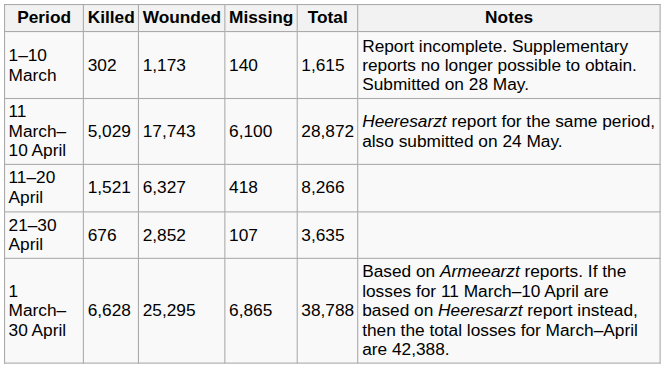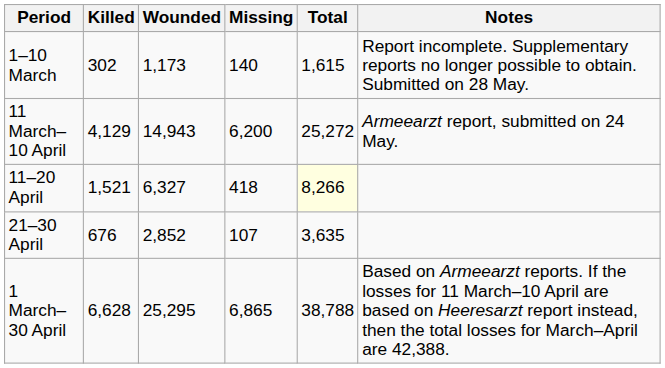+ row: (109, 131)
- row: (109, 131)
(323, 187) no background -> (323, 187) lightyellow background
